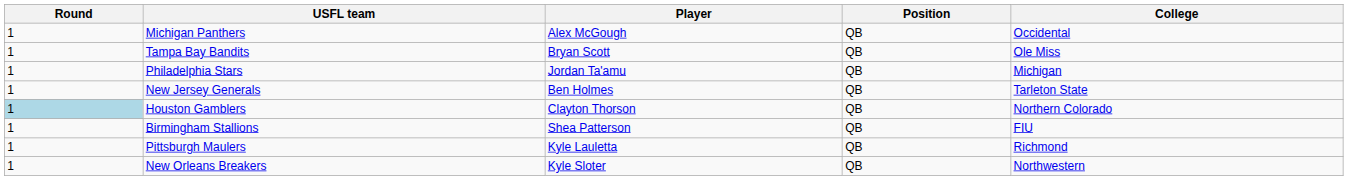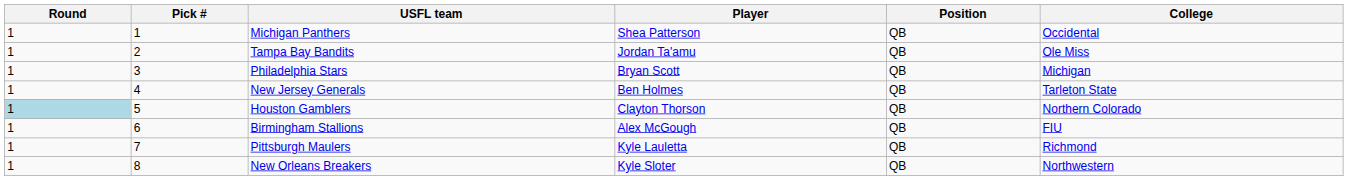+ column: (189, 14)
(587, 33) Alex McGough -> (659, 33) Shea Patterson
(579, 52) Bryan Scott -> (657, 52) Jordan Ta'amu
(587, 71) Jordan Ta'amu -> (649, 71) Bryan Scott
(589, 128) Shea Patterson -> (657, 128) Alex McGough
